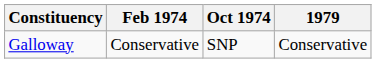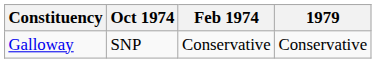columns swapped: (155, 17) <-> (239, 17)
